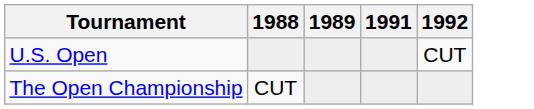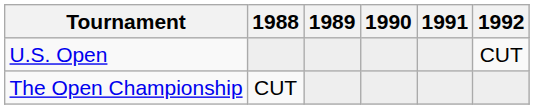+ column: (388, 21)
